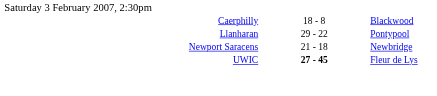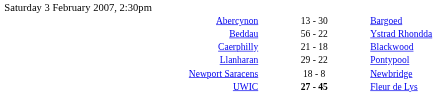+ row: (237, 20)
+ row: (244, 34)
(314, 20) 18 - 8 -> (314, 47) 21 - 18
(314, 47) 21 - 18 -> (314, 73) 18 - 8
